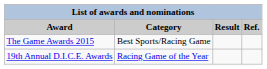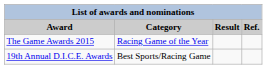(164, 42) Best Sports/Racing Game -> (163, 42) Racing Game of the Year
(163, 57) Racing Game of the Year -> (164, 57) Best Sports/Racing Game
